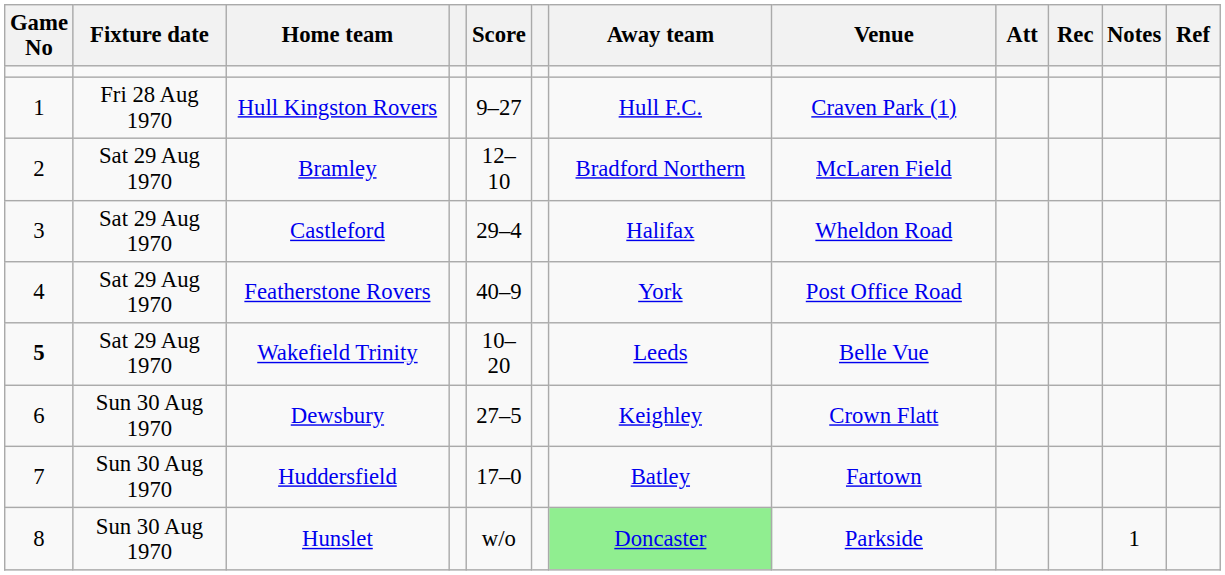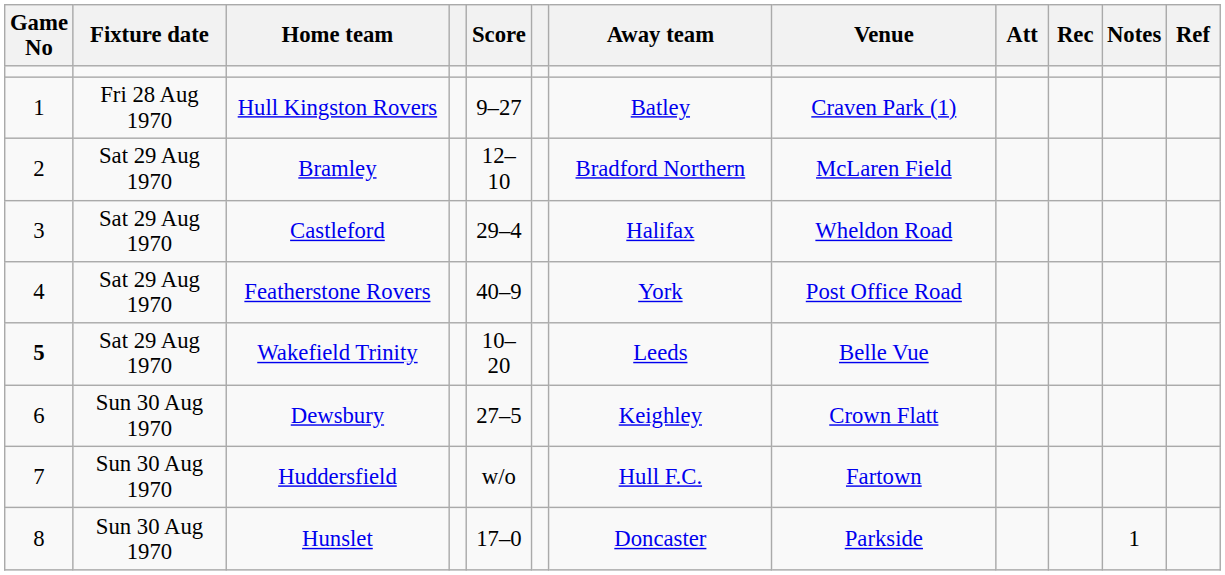(660, 107) Hull F.C. -> (660, 107) Batley
(499, 476) 17–0 -> (499, 476) w/o
(660, 476) Batley -> (660, 476) Hull F.C.
(499, 538) w/o -> (499, 538) 17–0
(660, 538) lightgreen background -> (660, 538) no background
